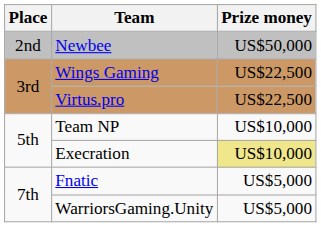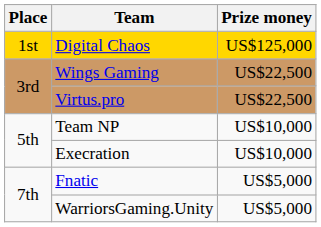+ row: (103, 45)
- row: (83, 45)
(273, 153) khaki background -> (273, 153) no background
